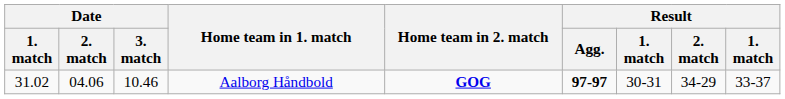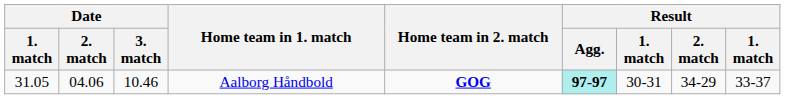(32, 81) 31.02 -> (32, 81) 31.05
(589, 81) no background -> (589, 81) paleturquoise background
